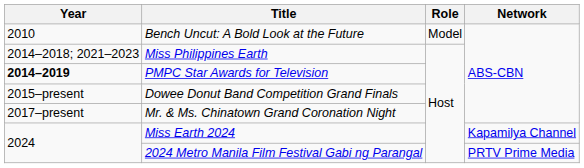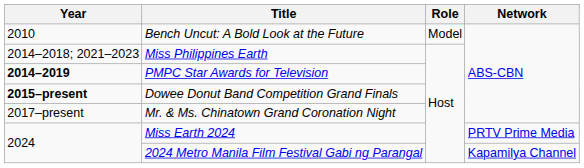(45, 93) normal -> (47, 93) bold
(522, 133) Kapamilya Channel -> (521, 133) PRTV Prime Media
(521, 152) PRTV Prime Media -> (522, 152) Kapamilya Channel
